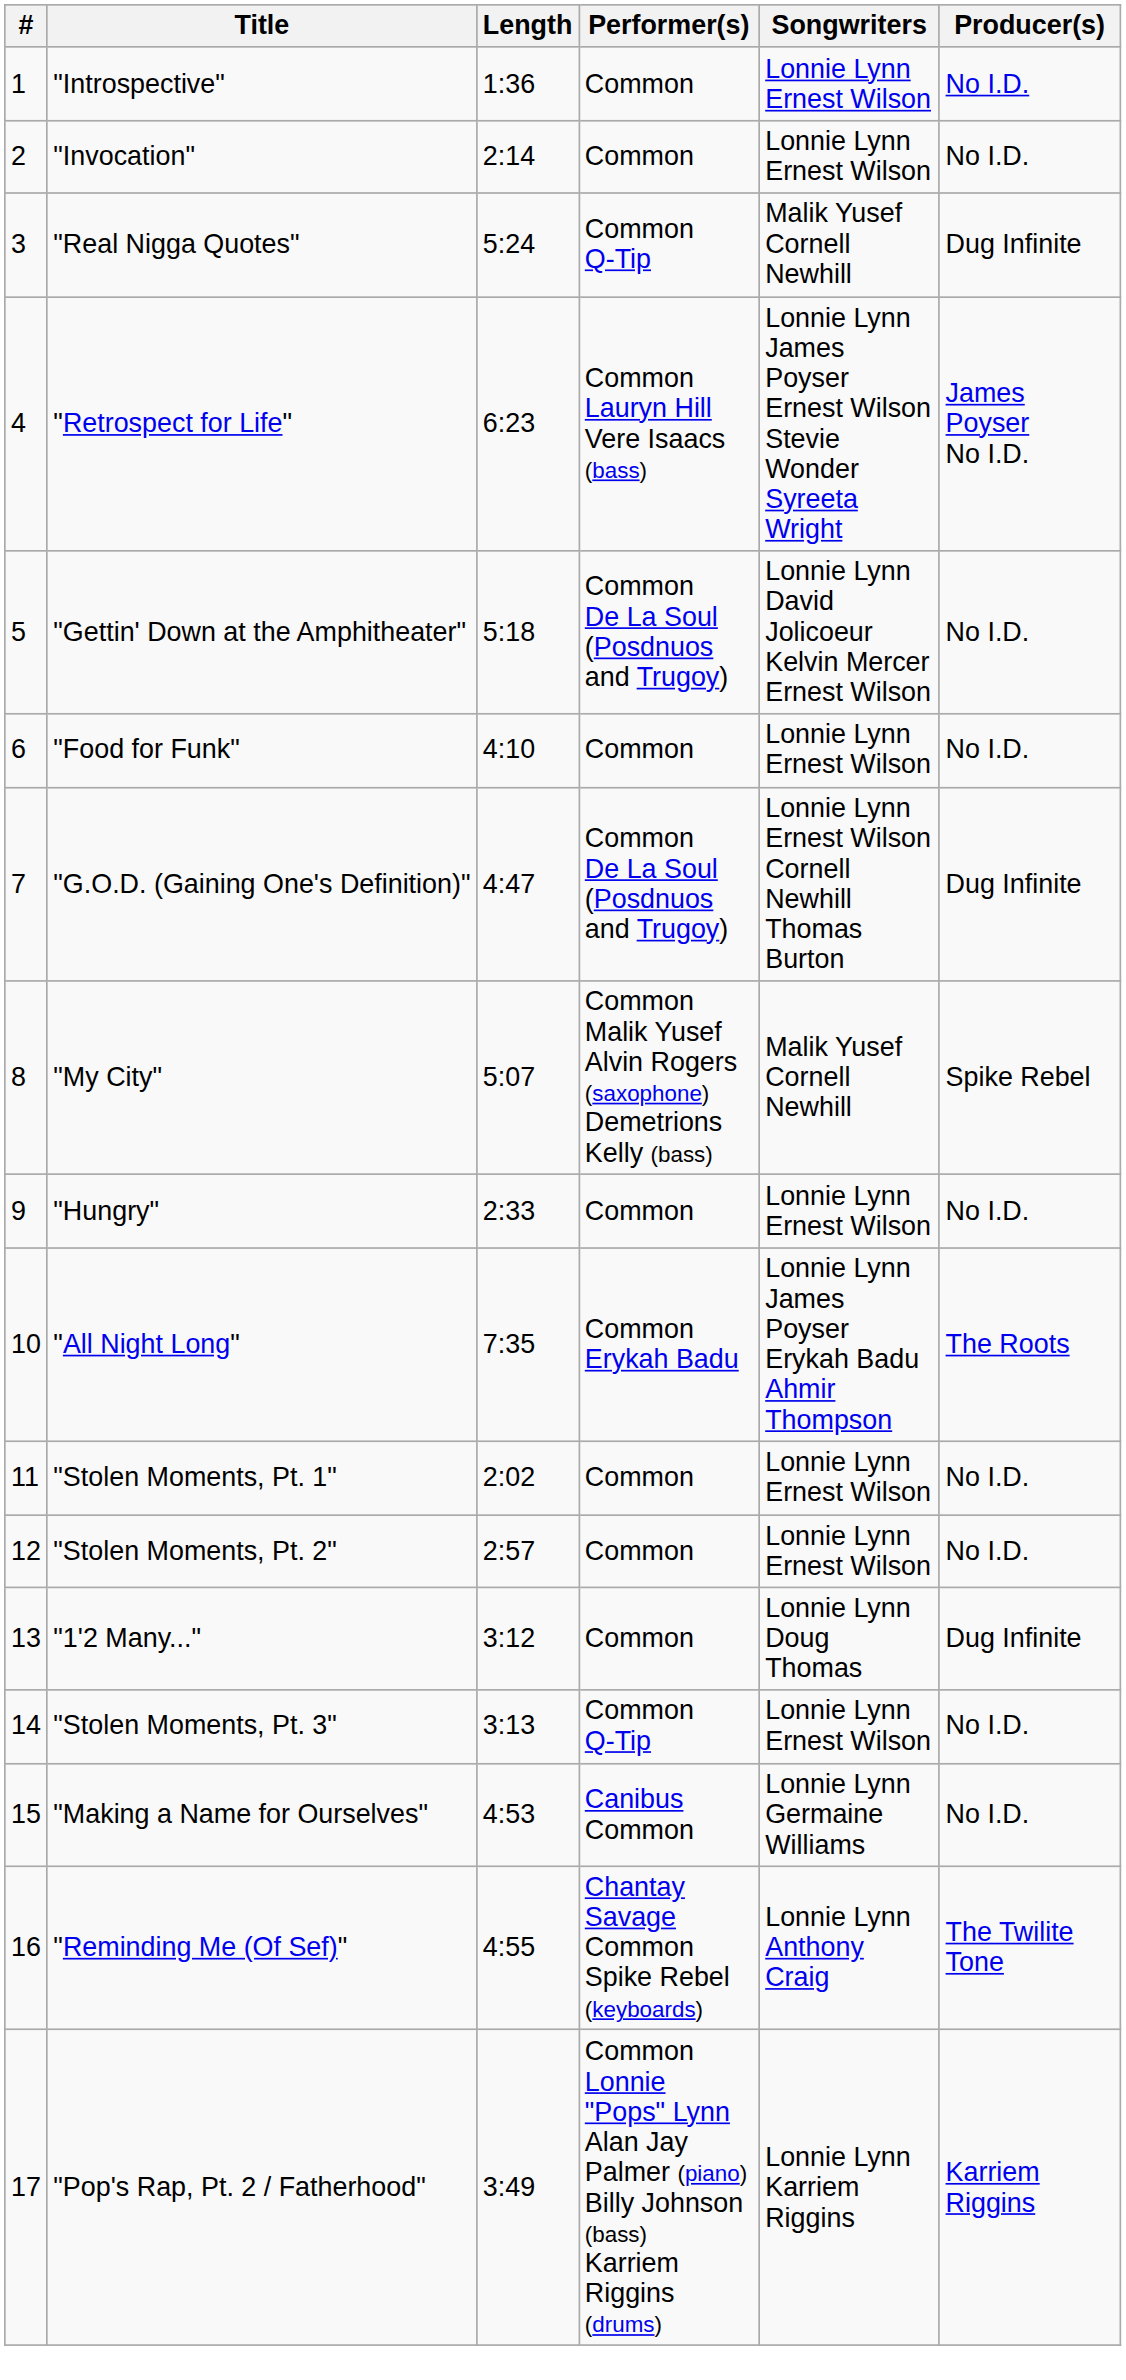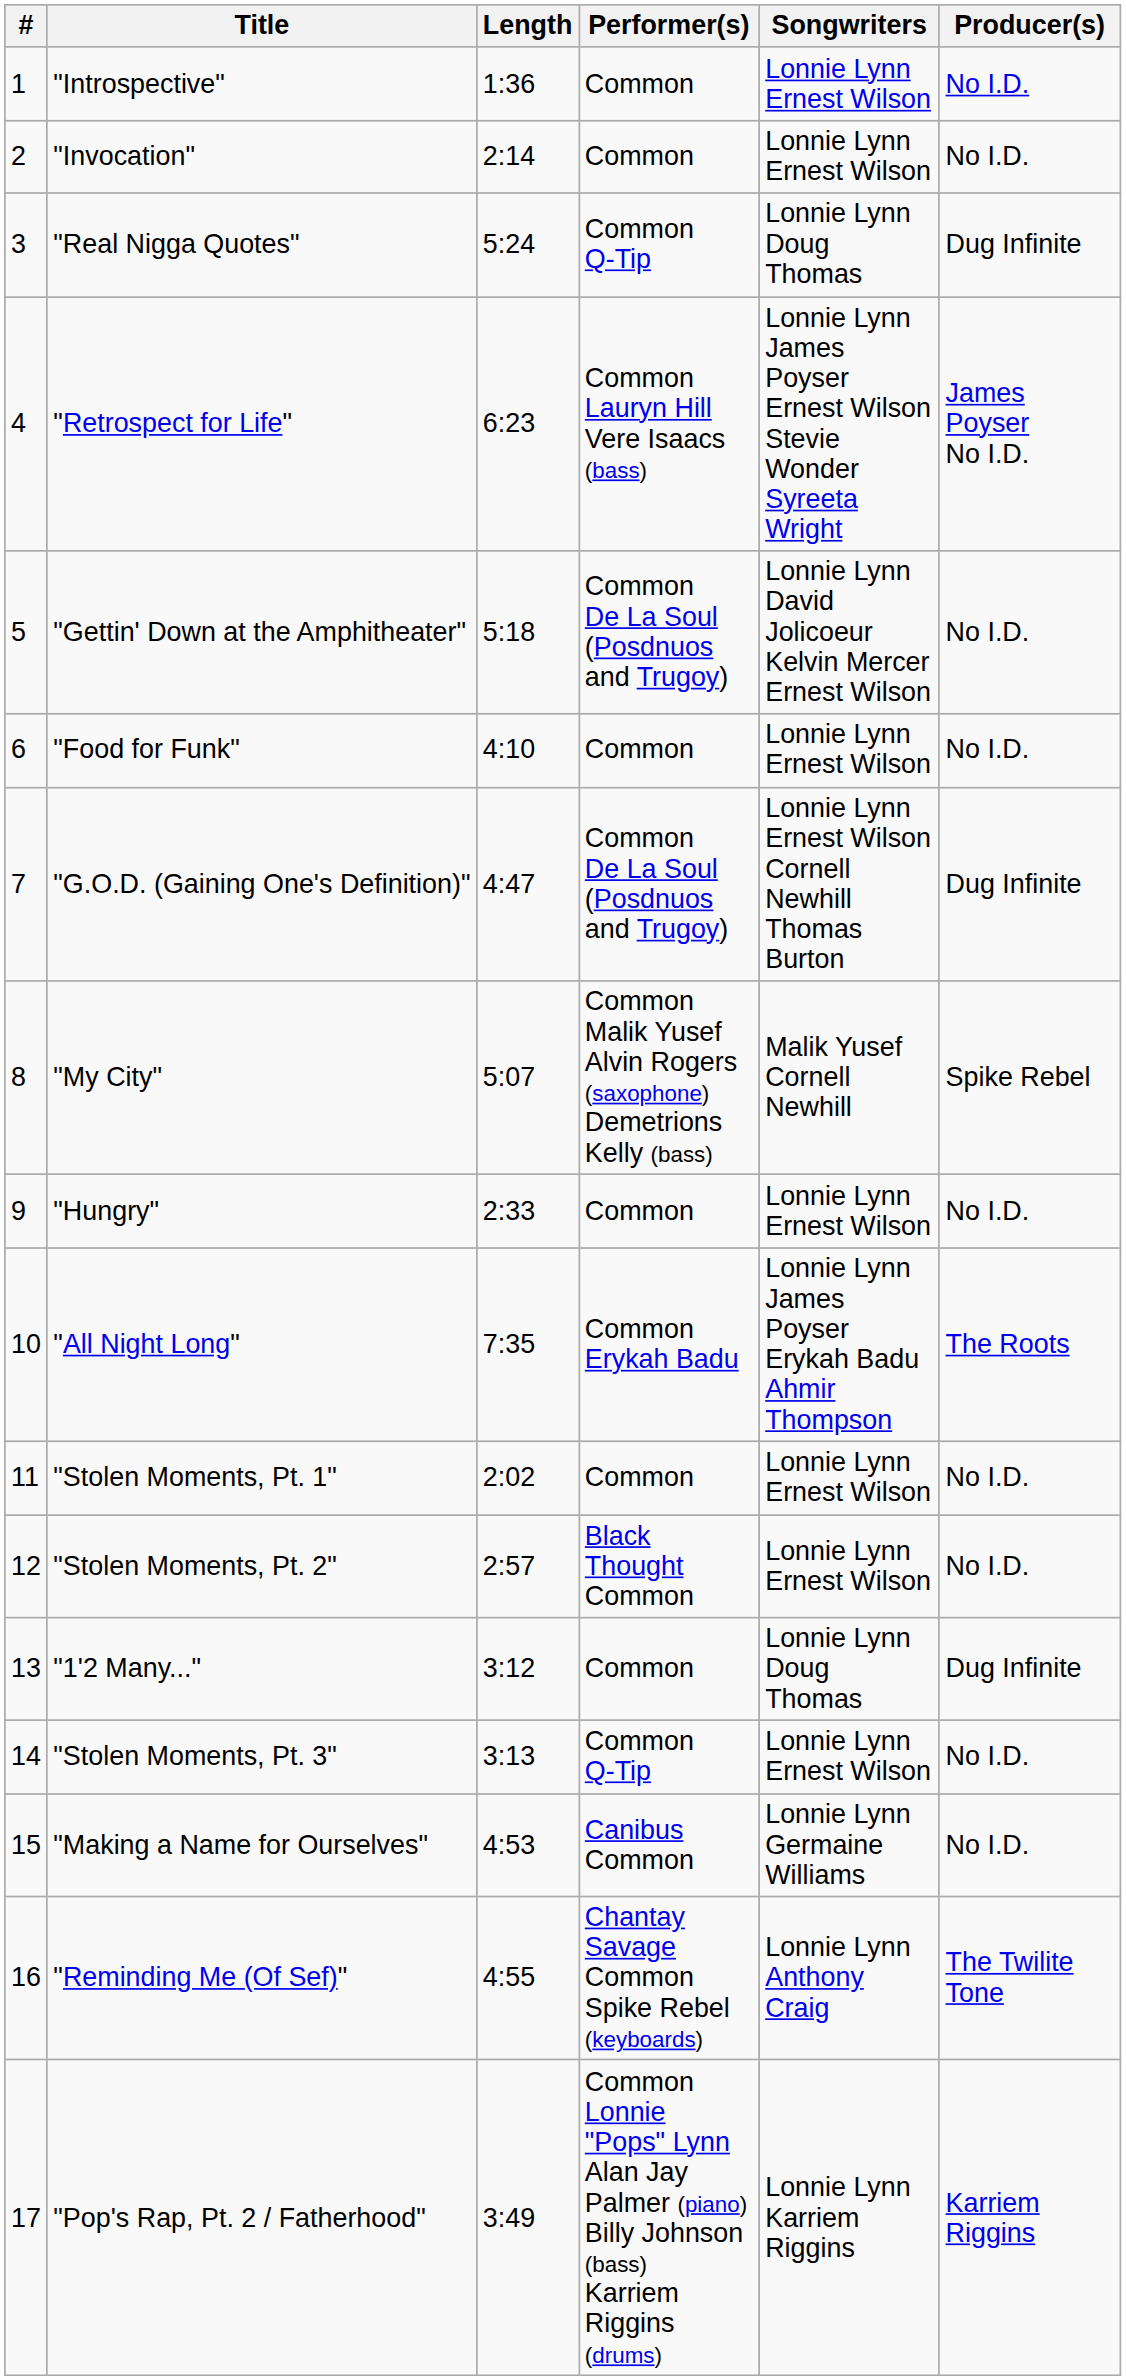(834, 244) Malik Yusef Cornell Newhill -> (838, 244) Lonnie Lynn Doug Thomas
(639, 1550) Common -> (639, 1565) Black Thought Common
